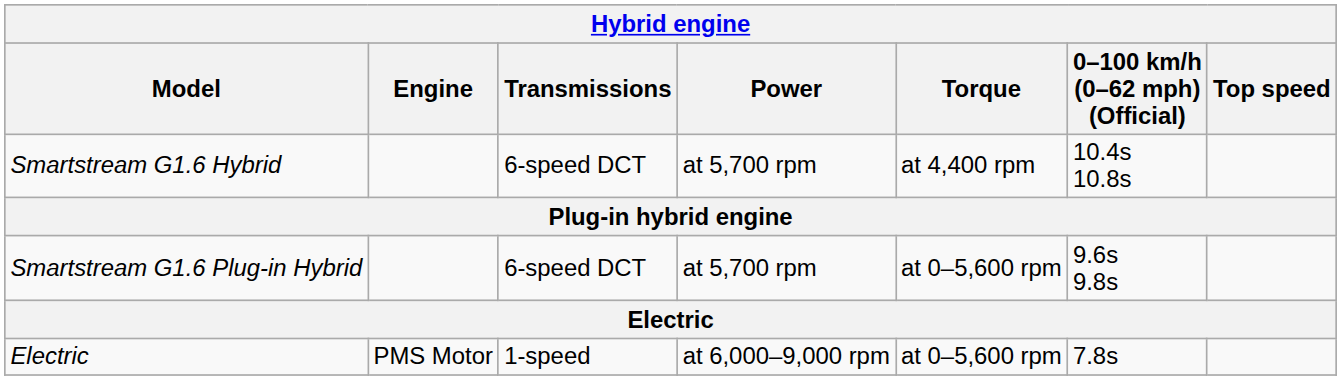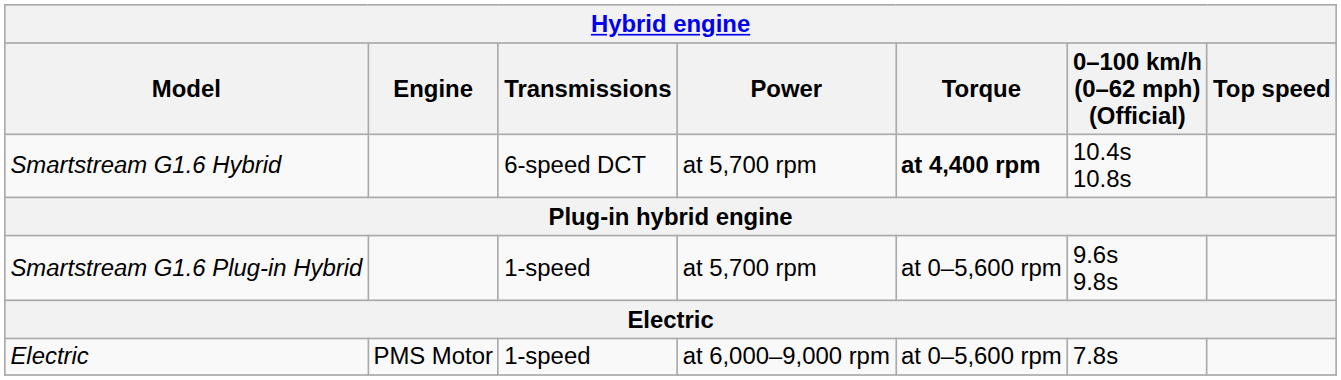(968, 166) normal -> (971, 166) bold
(575, 268) 6-speed DCT -> (547, 268) 1-speed
